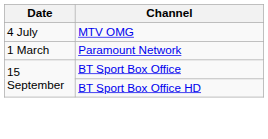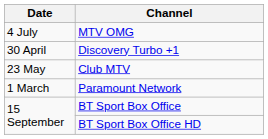+ row: (129, 50)
+ row: (104, 69)
